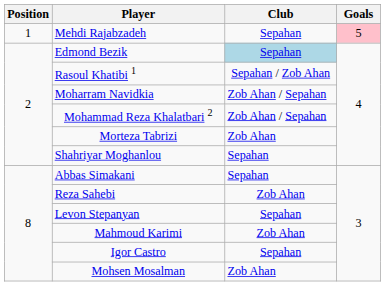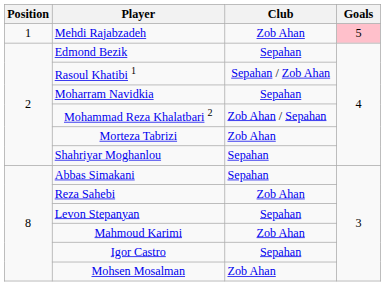(281, 33) Sepahan -> (281, 33) Zob Ahan
(281, 52) lightblue background -> (281, 52) no background
(277, 94) Zob Ahan / Sepahan -> (281, 94) Sepahan
